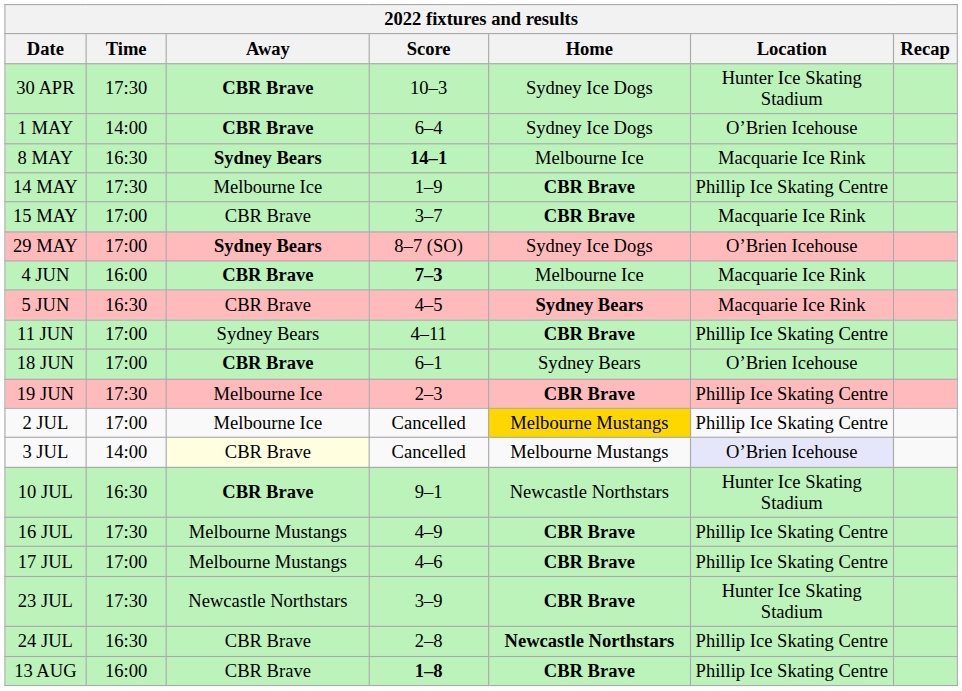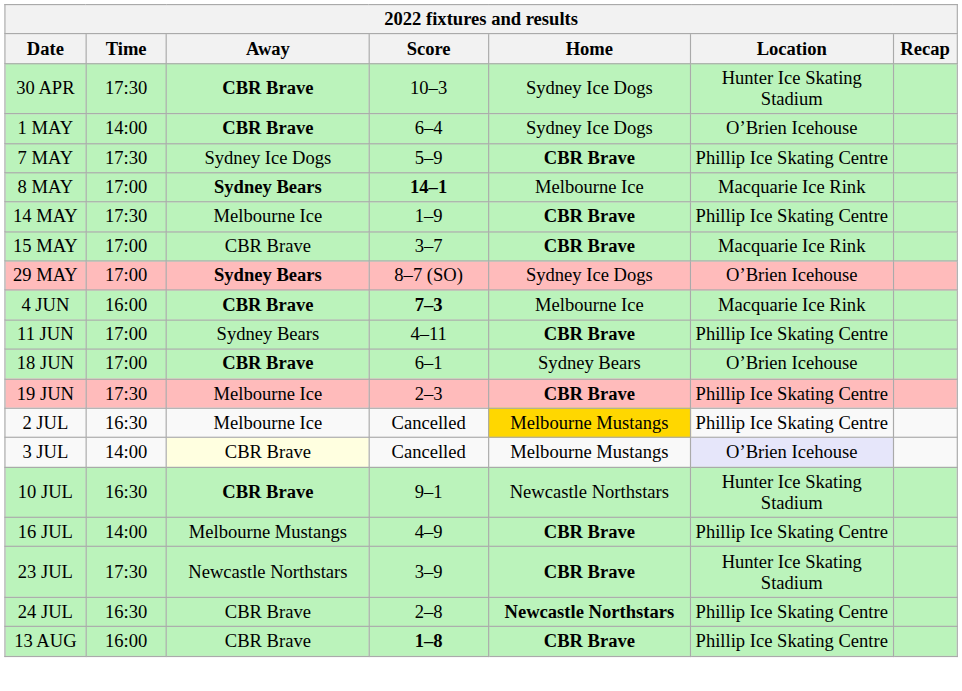+ row: (45, 157)
(126, 157) 16:30 -> (126, 187) 17:00
- row: (45, 305)
(126, 422) 17:00 -> (126, 422) 16:30
(126, 531) 17:30 -> (126, 531) 14:00
- row: (45, 561)
